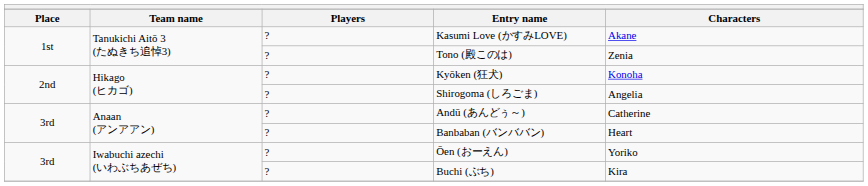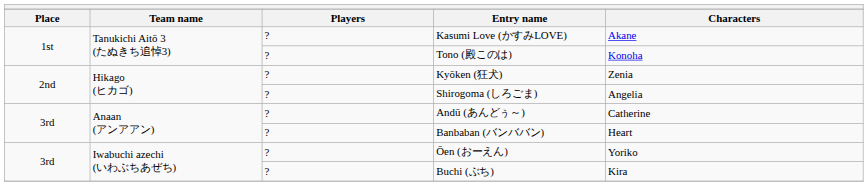(620, 55) Zenia -> (625, 55) Konoha
(625, 75) Konoha -> (620, 75) Zenia
